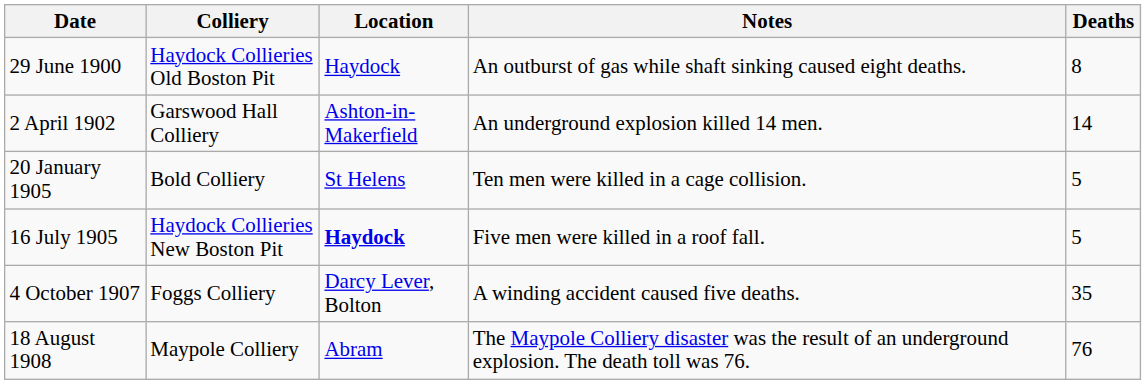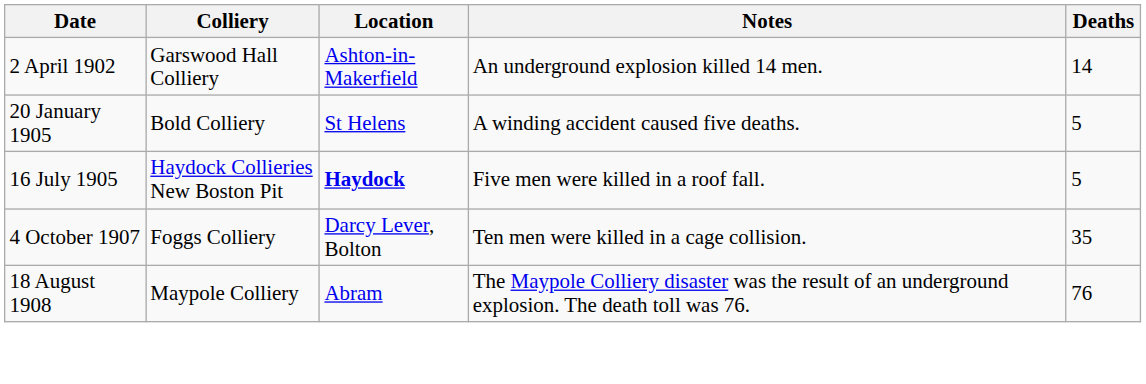- row: (65, 66)
(640, 179) Ten men were killed in a cage collision. -> (636, 122) A winding accident caused five deaths.
(636, 293) A winding accident caused five deaths. -> (640, 236) Ten men were killed in a cage collision.
